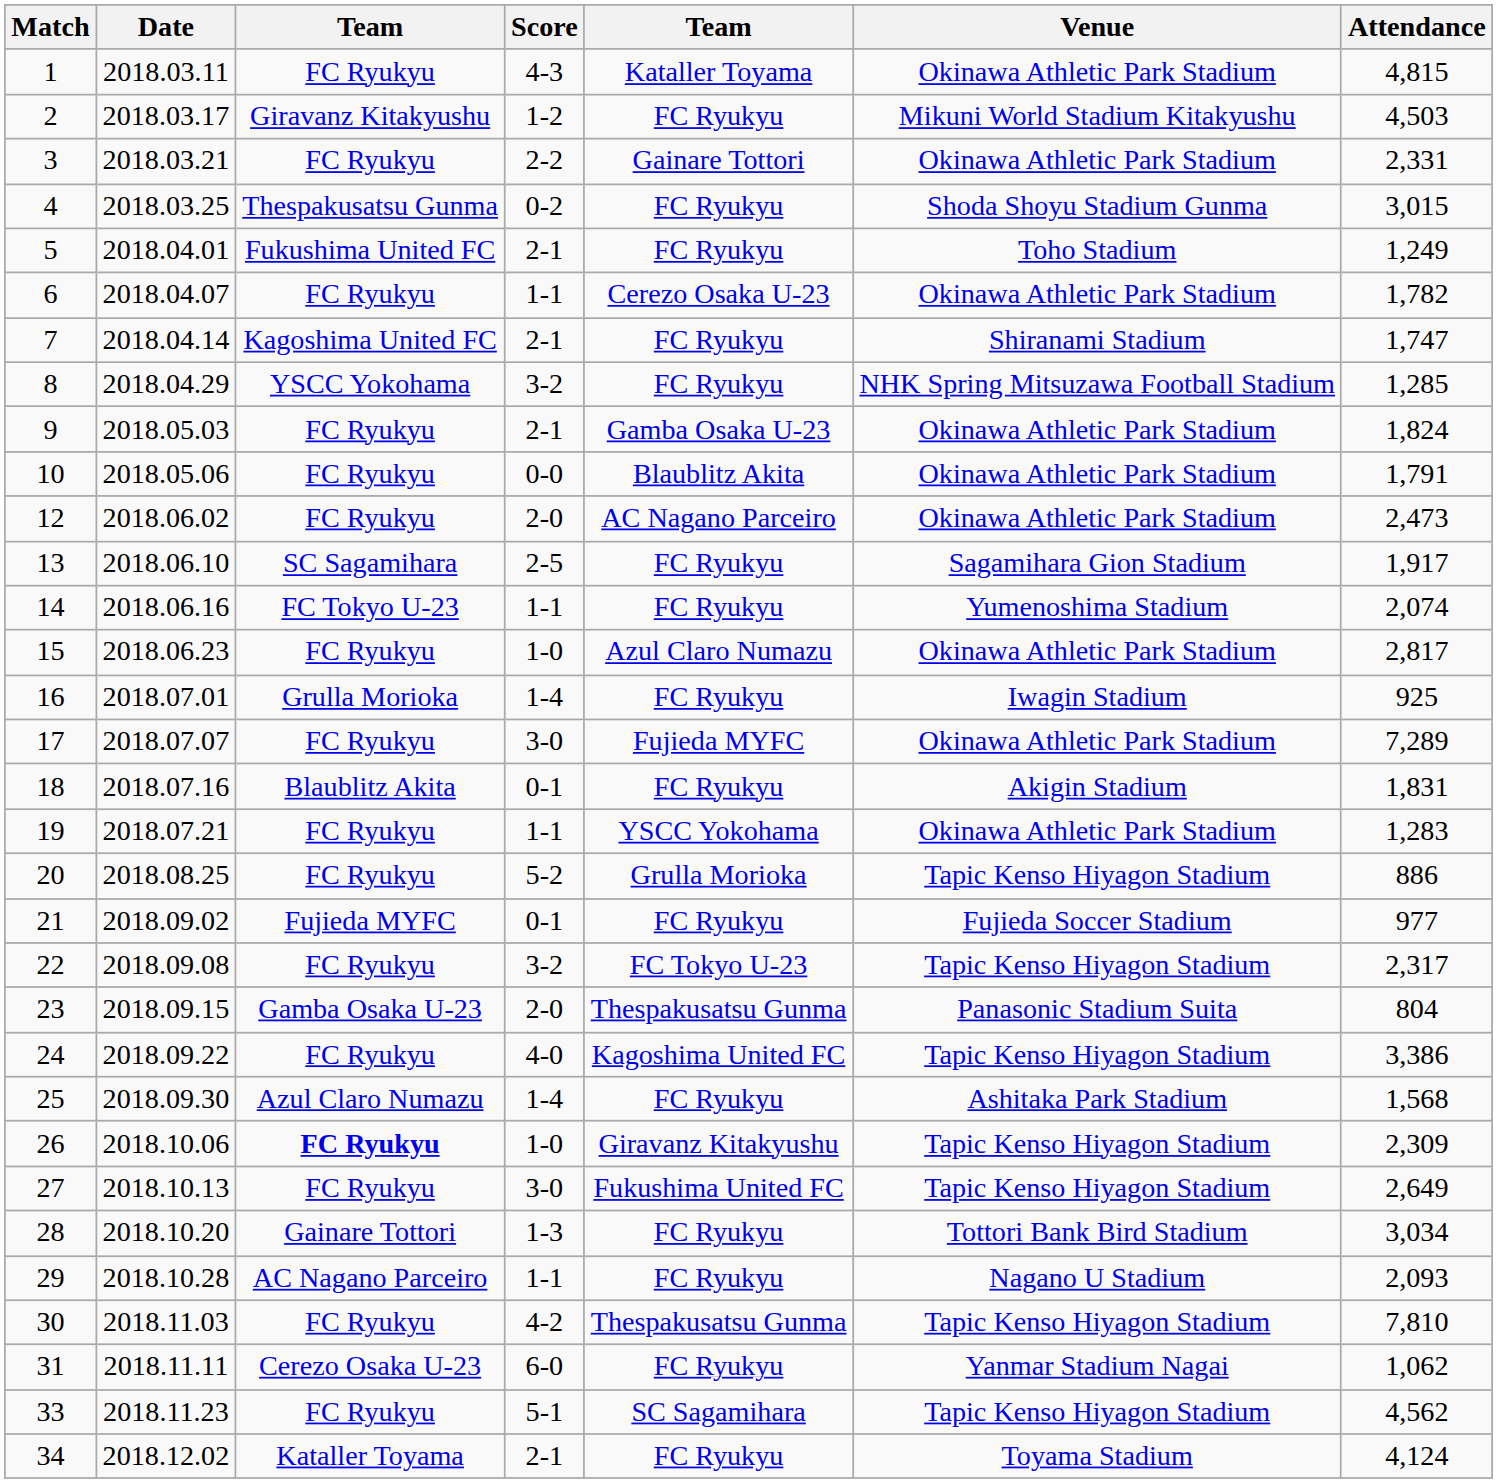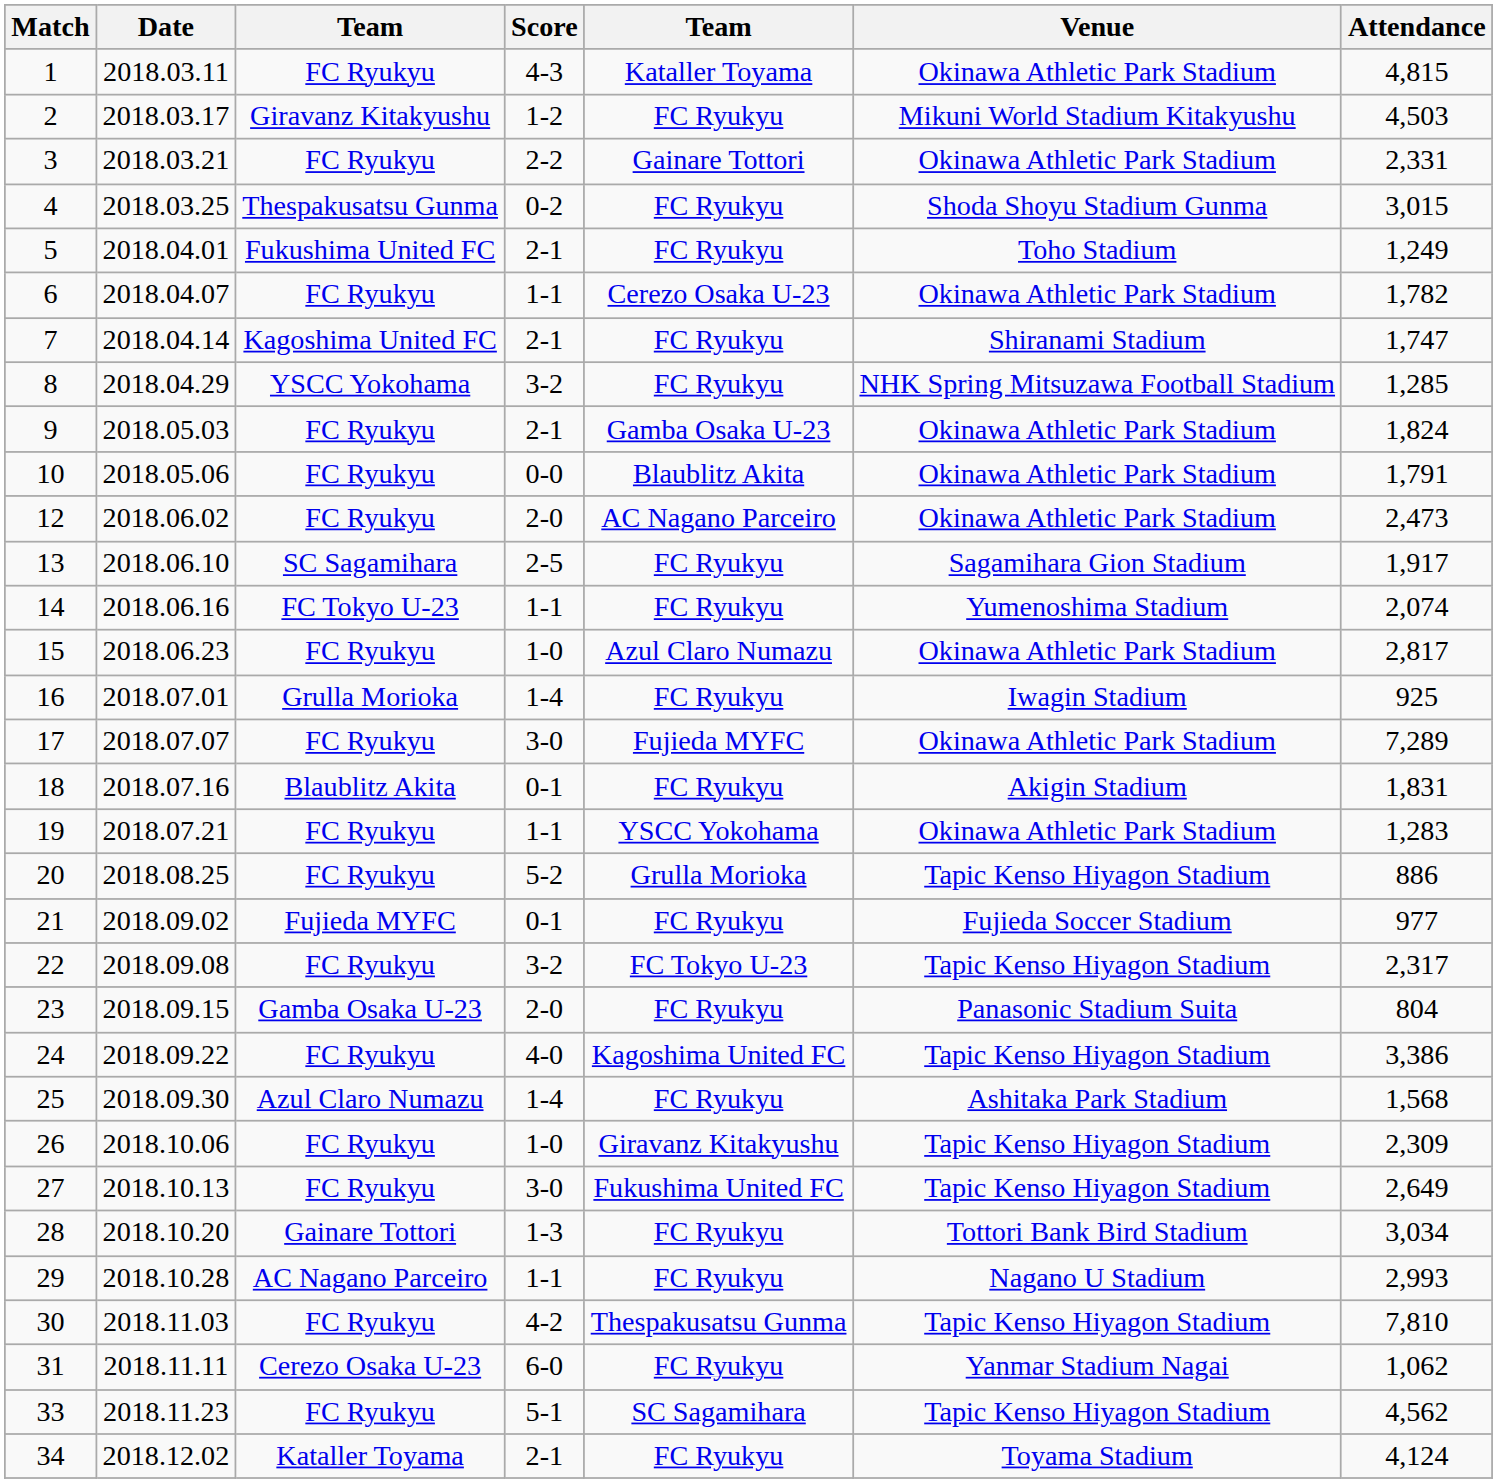(719, 1009) Thespakusatsu Gunma -> (719, 1009) FC Ryukyu
(370, 1143) bold -> (370, 1143) normal
(1417, 1277) 2,093 -> (1417, 1277) 2,993
